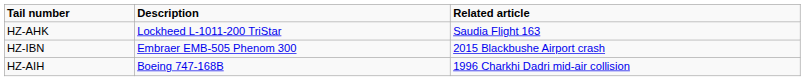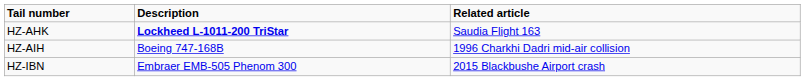(209, 31) normal -> (213, 31) bold
rows swapped: (26, 66) <-> (26, 48)
